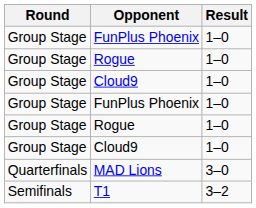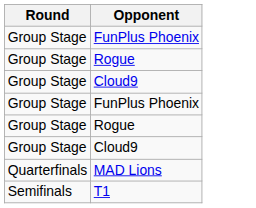- column: (227, 15)
